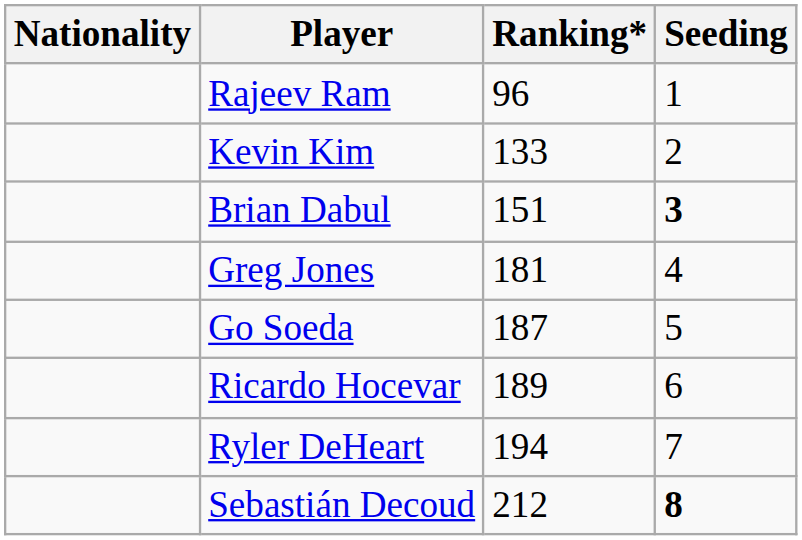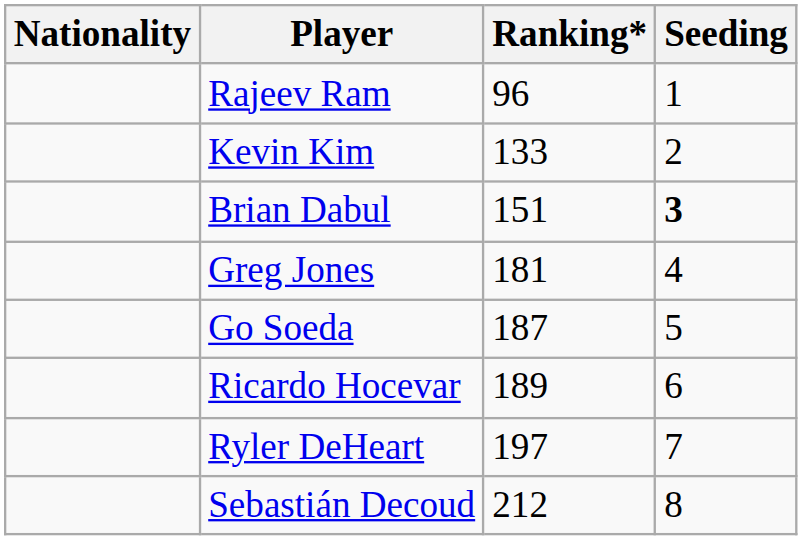(520, 446) 194 -> (520, 446) 197
(673, 504) bold -> (673, 504) normal
